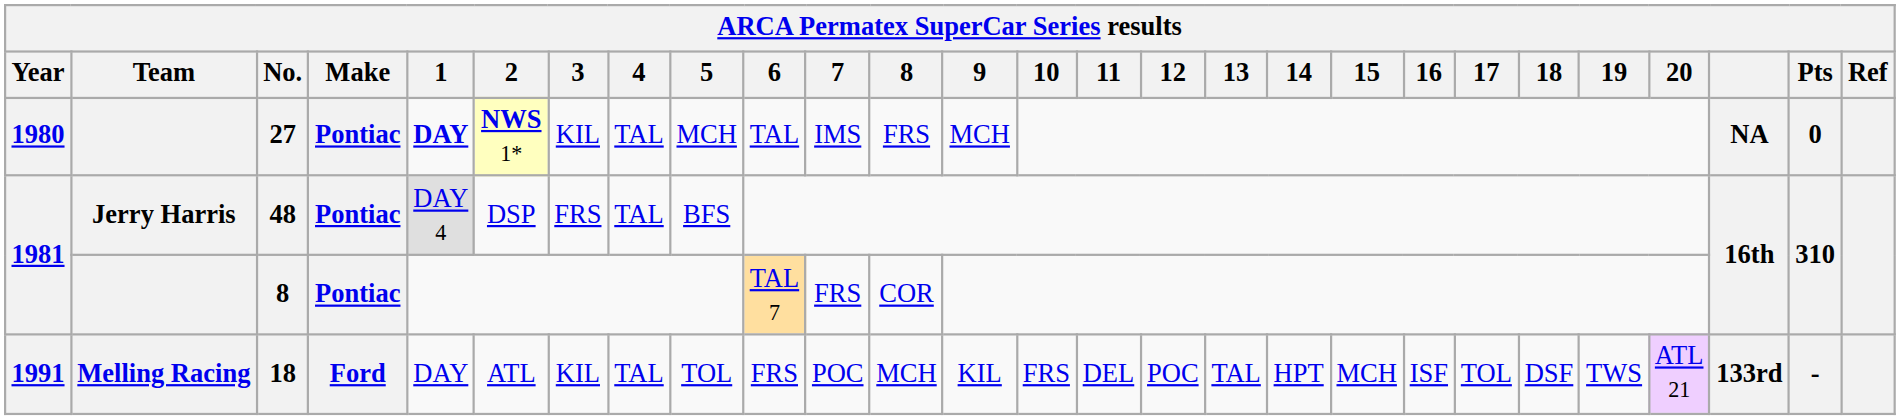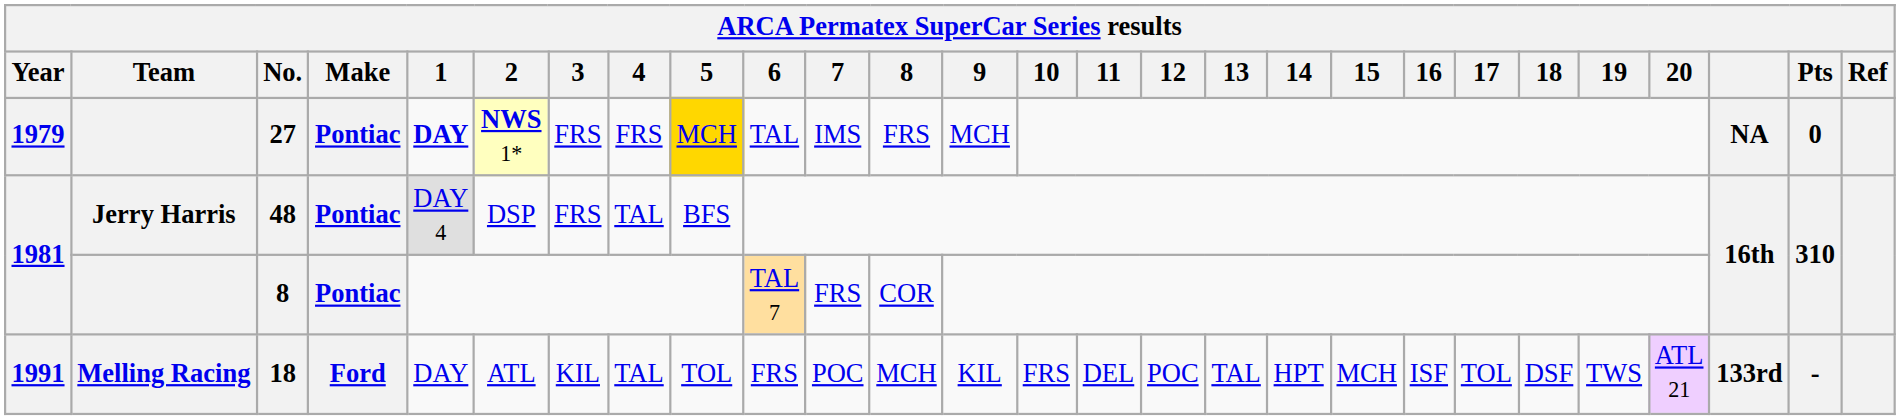(38, 135) 1980 -> (38, 135) 1979
(578, 135) KIL -> (578, 135) FRS
(639, 135) TAL -> (639, 135) FRS
(707, 135) no background -> (707, 135) gold background
